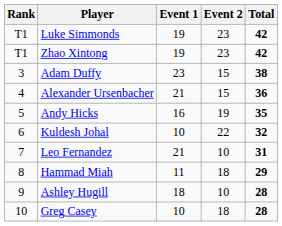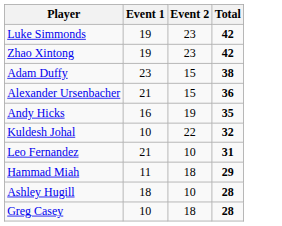- column: (21, 14)
